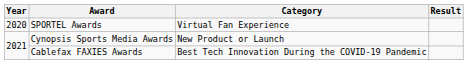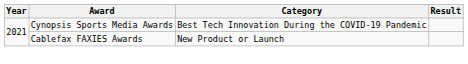- row: (66, 25)
(231, 39) New Product or Launch -> (302, 25) Best Tech Innovation During the COVID-19 Pandemic
(302, 53) Best Tech Innovation During the COVID-19 Pandemic -> (231, 39) New Product or Launch
